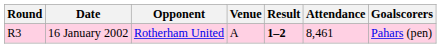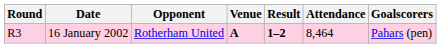(234, 33) normal -> (234, 33) bold
(320, 33) 8,461 -> (320, 33) 8,464
